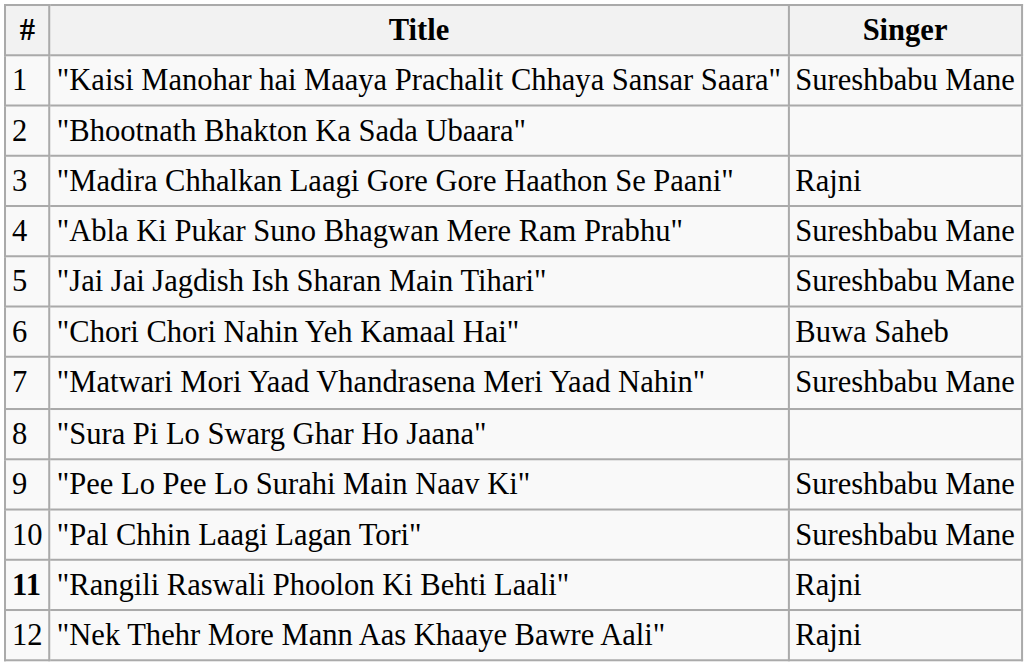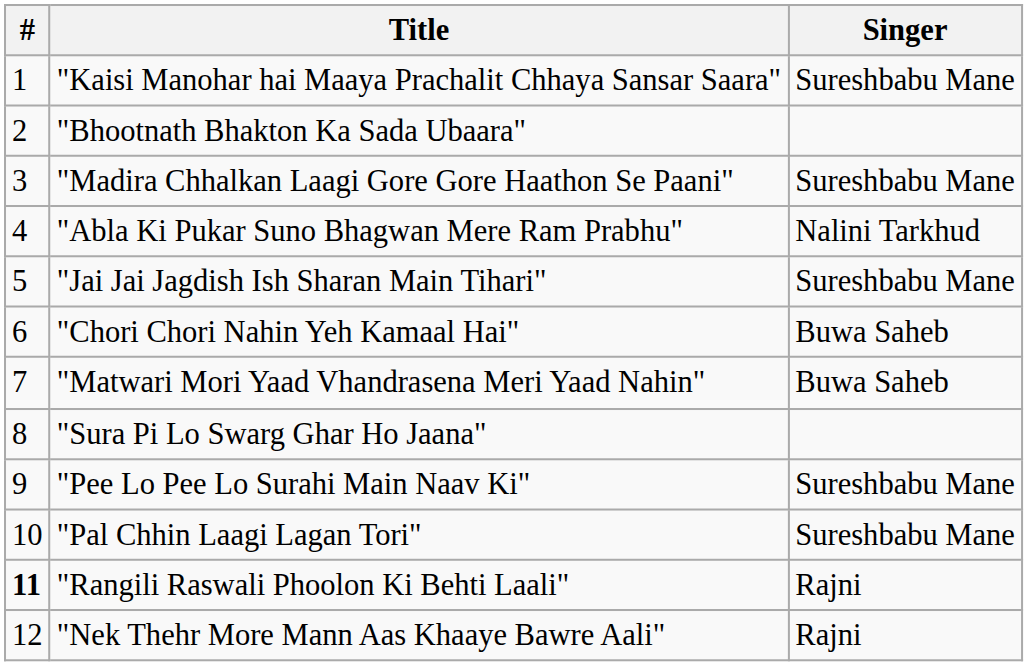(828, 181) Rajni -> (905, 181) Sureshbabu Mane
(905, 231) Sureshbabu Mane -> (888, 231) Nalini Tarkhud
(905, 382) Sureshbabu Mane -> (872, 382) Buwa Saheb
